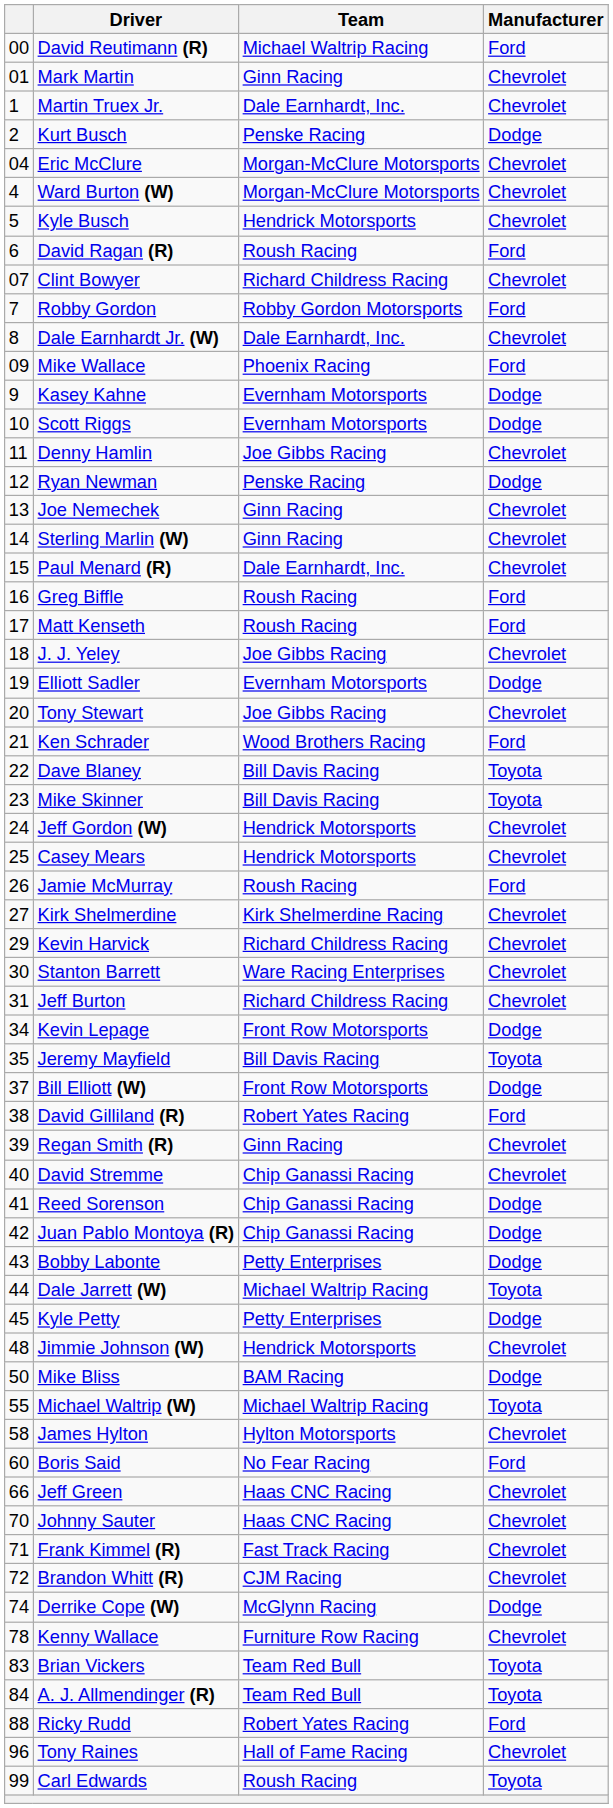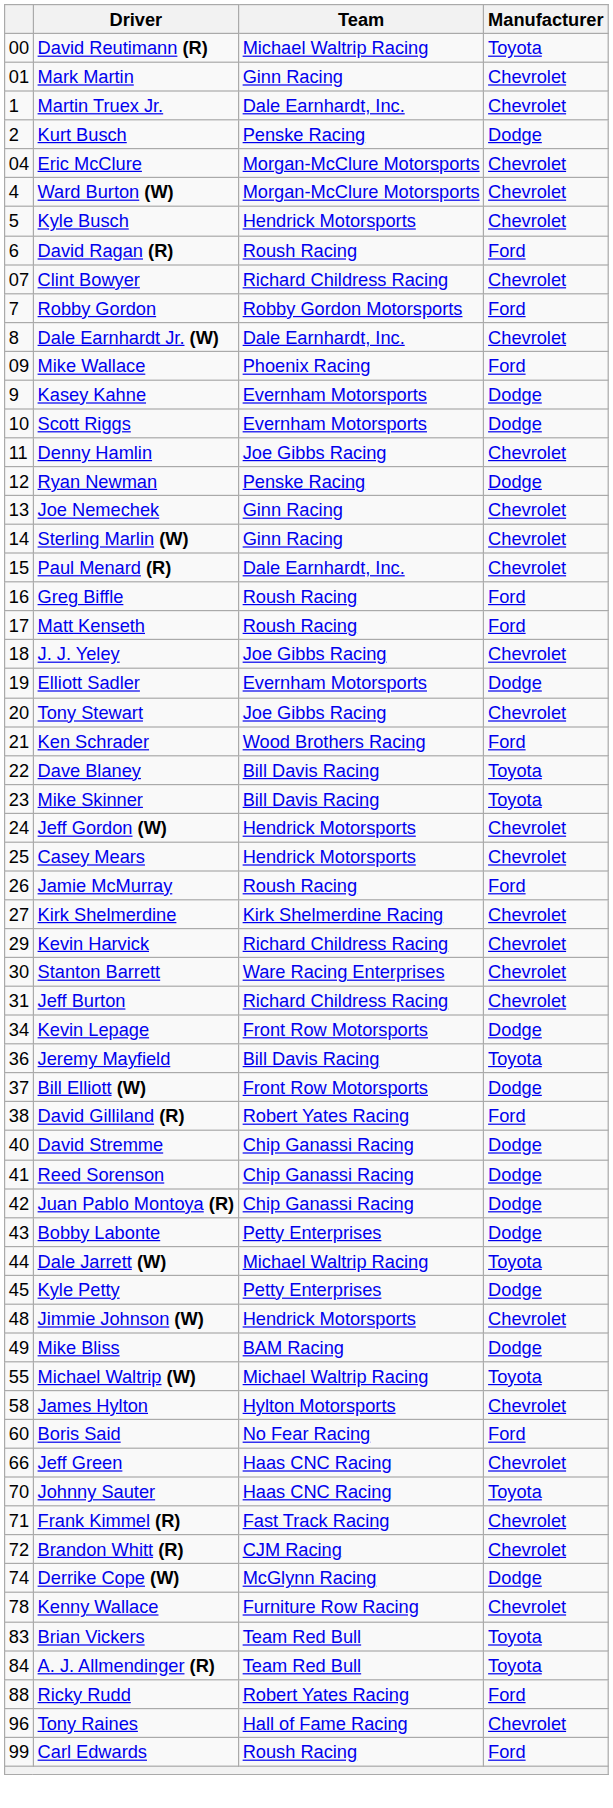(507, 48) Ford -> (515, 48) Toyota
(19, 1059) 35 -> (19, 1059) 36
- row: (105, 1145)
(527, 1174) Chevrolet -> (515, 1145) Dodge
(19, 1376) 50 -> (19, 1347) 49
(527, 1521) Chevrolet -> (515, 1492) Toyota
(515, 1781) Toyota -> (507, 1752) Ford
